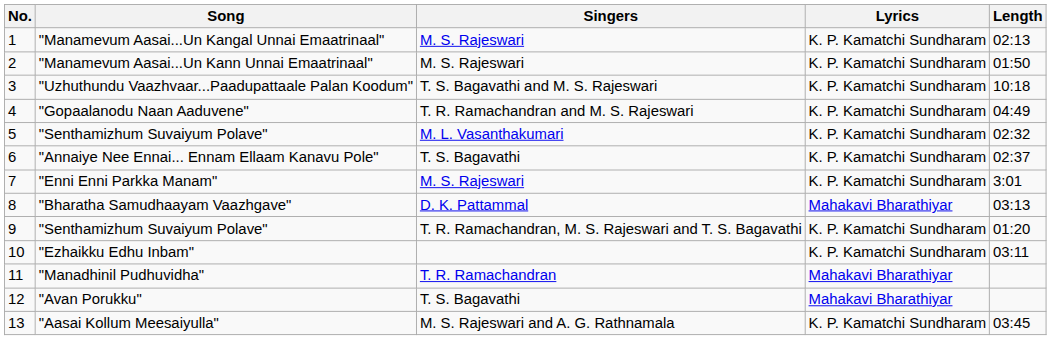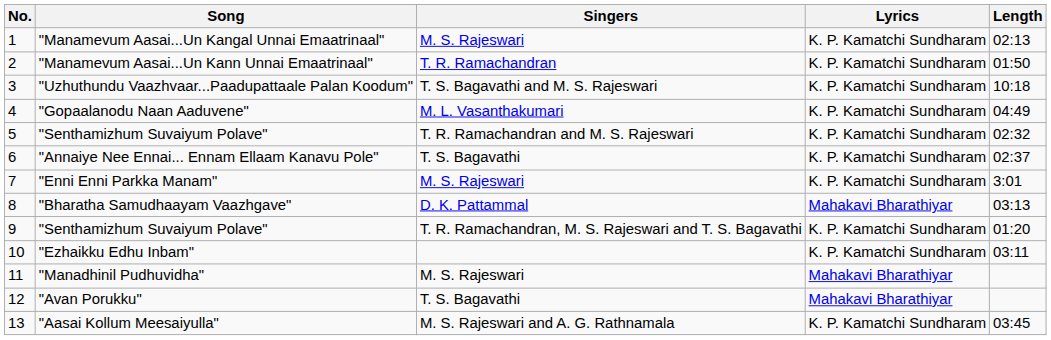(472, 63) M. S. Rajeswari -> (488, 63) T. R. Ramachandran
(557, 110) T. R. Ramachandran and M. S. Rajeswari -> (492, 110) M. L. Vasanthakumari
(492, 134) M. L. Vasanthakumari -> (557, 134) T. R. Ramachandran and M. S. Rajeswari
(488, 275) T. R. Ramachandran -> (472, 275) M. S. Rajeswari
